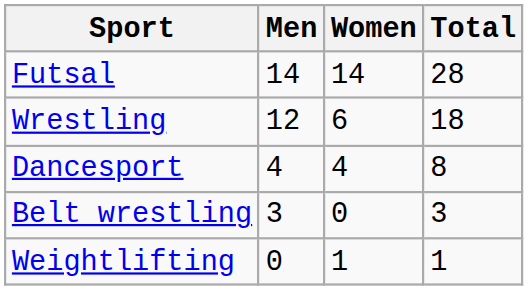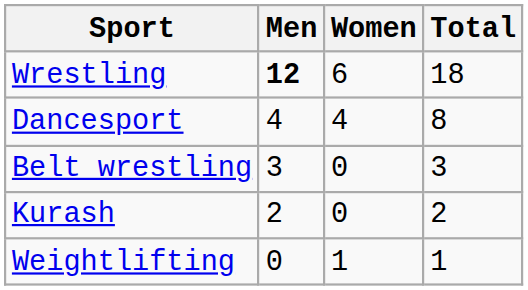- row: (63, 75)
(283, 122) normal -> (283, 75) bold
+ row: (63, 215)
